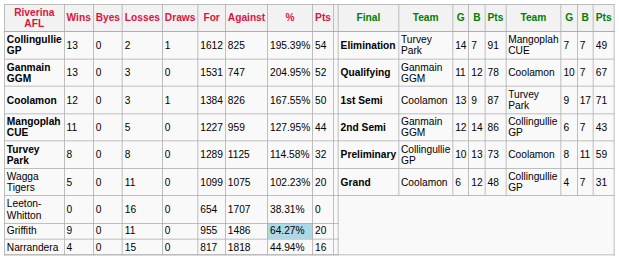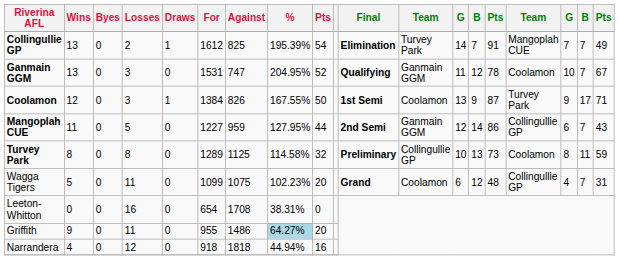(239, 209) 1707 -> (239, 209) 1708
(131, 247) 15 -> (131, 247) 12
(209, 247) 817 -> (209, 247) 918
